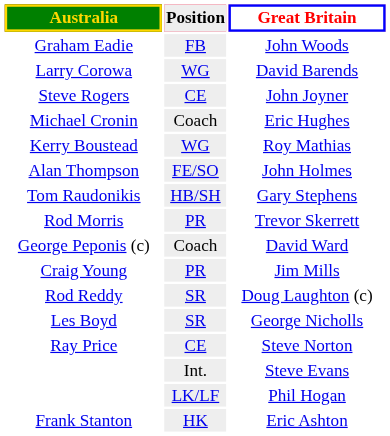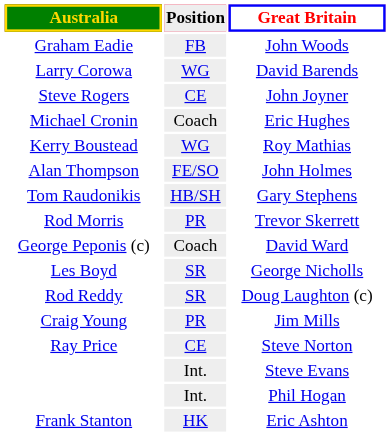rows swapped: (307, 270) <-> (307, 320)
(195, 395) LK/LF -> (195, 395) Int.
